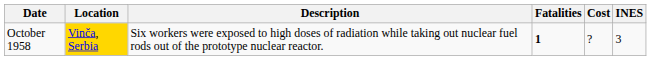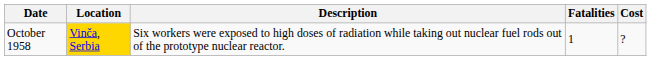- column: (629, 13)
(538, 39) bold -> (571, 39) normal
